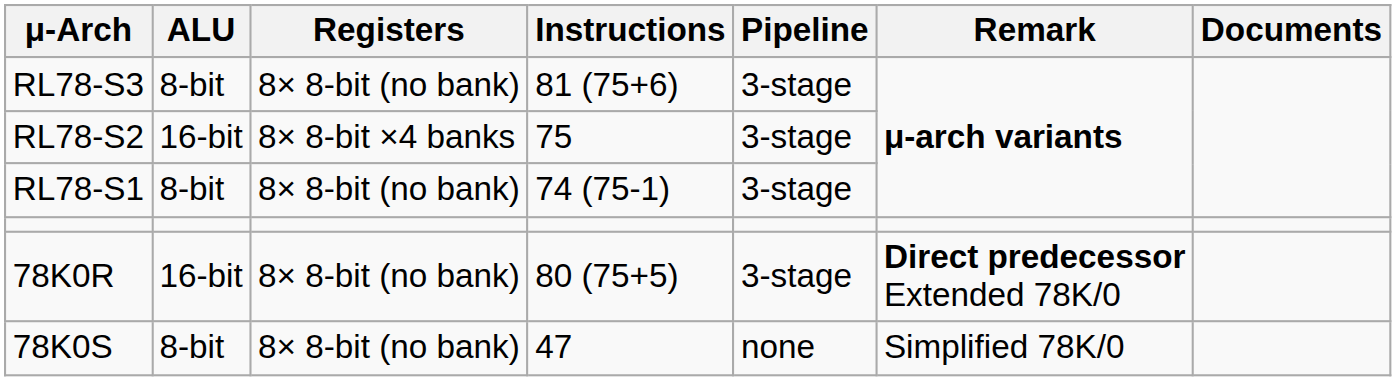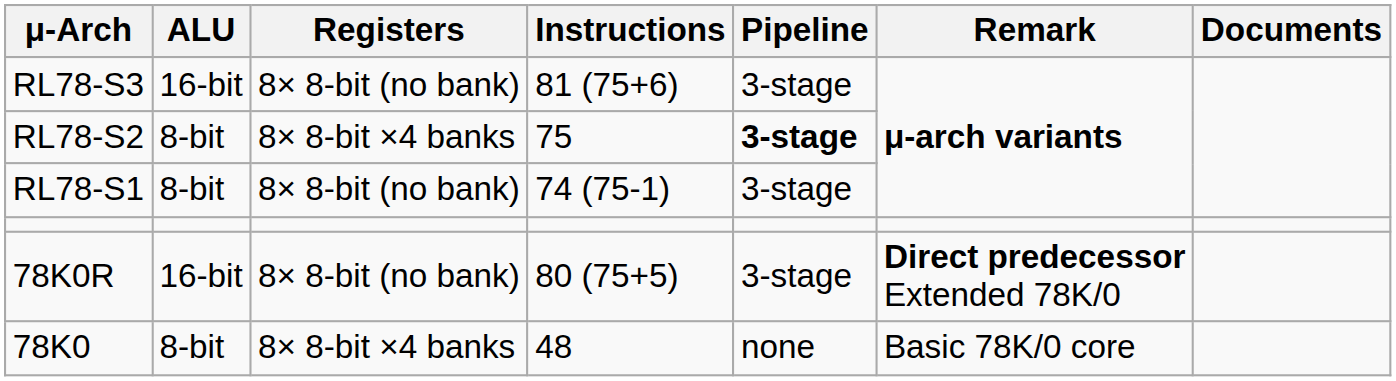(192, 83) 8-bit -> (201, 83) 16-bit
(201, 136) 16-bit -> (192, 136) 8-bit
(796, 136) normal -> (799, 136) bold
- row: (63, 347)
+ row: (52, 347)
